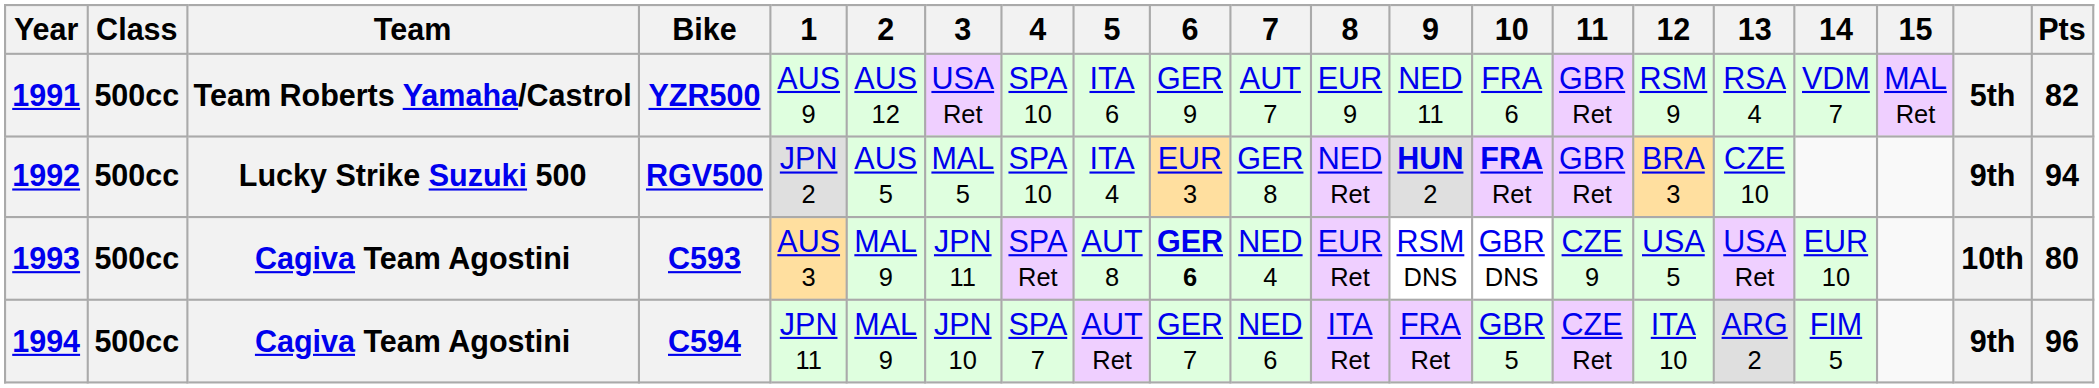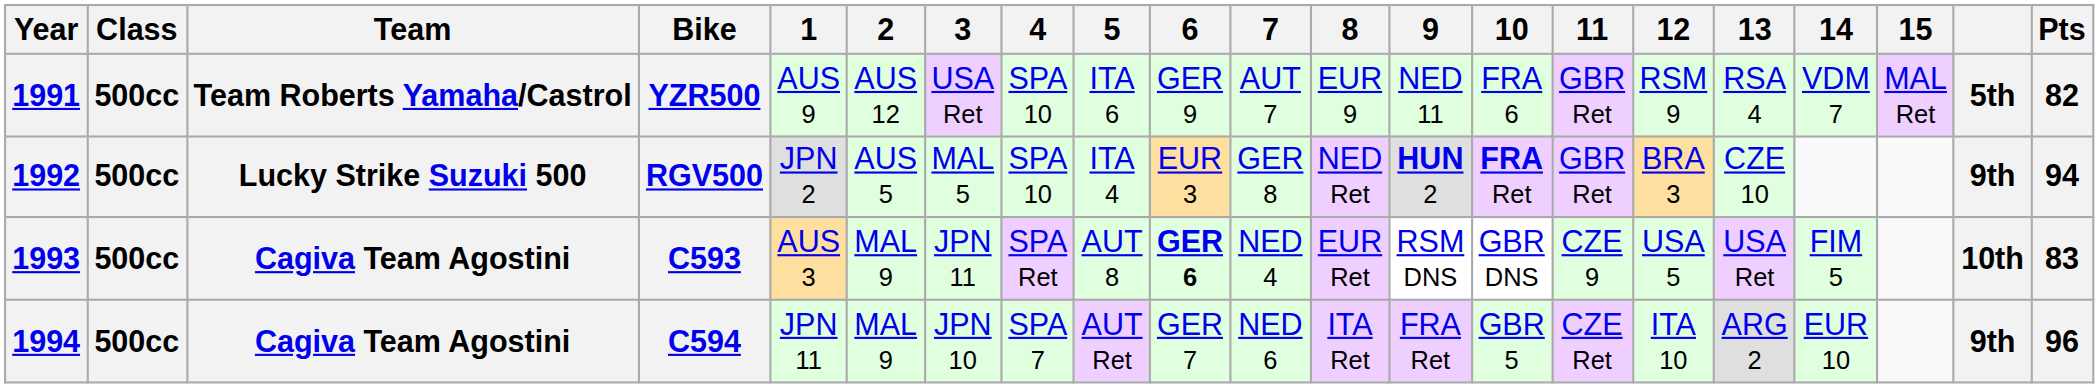(1836, 259) EUR 10 -> (1836, 259) FIM 5
(2062, 259) 80 -> (2062, 259) 83
(1836, 341) FIM 5 -> (1836, 341) EUR 10
